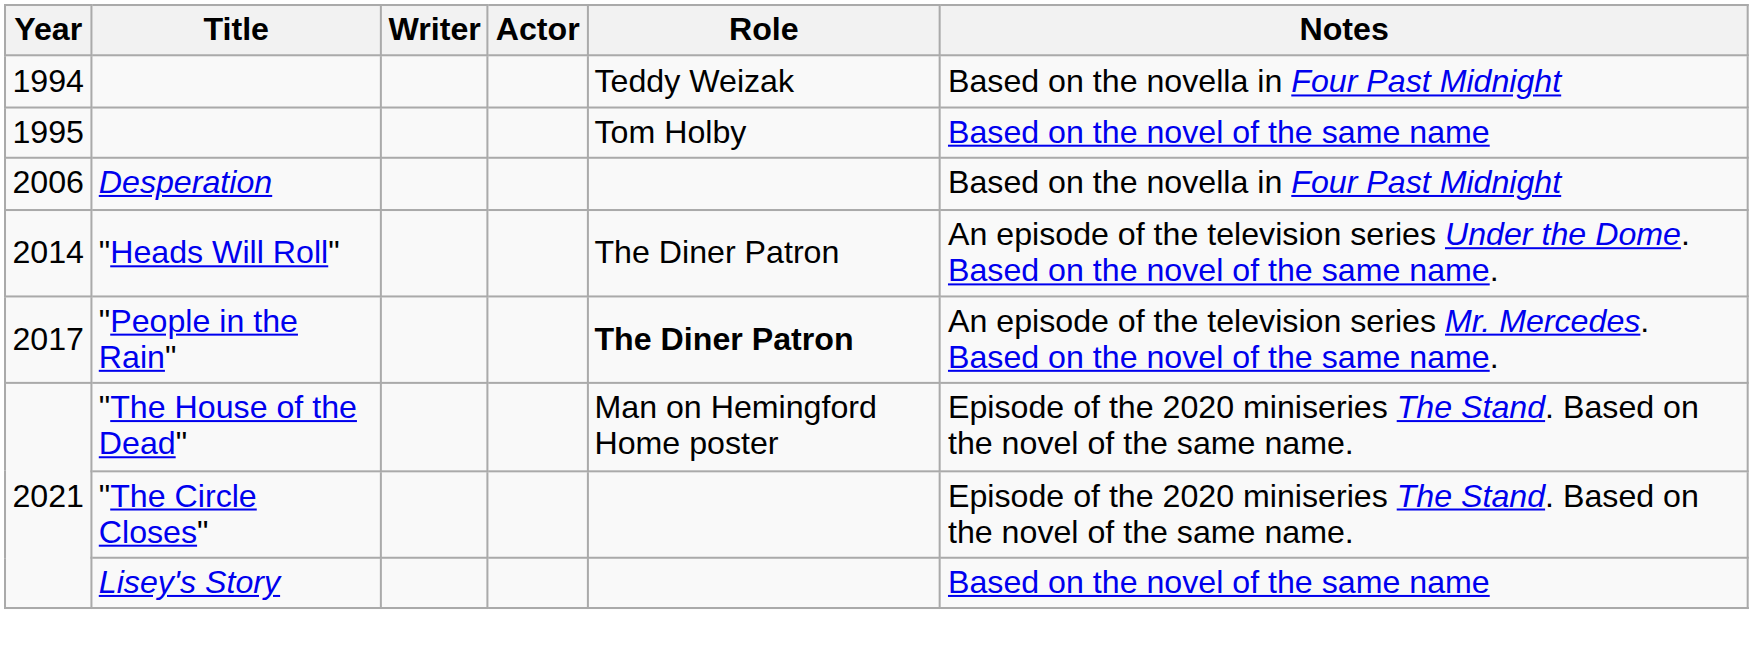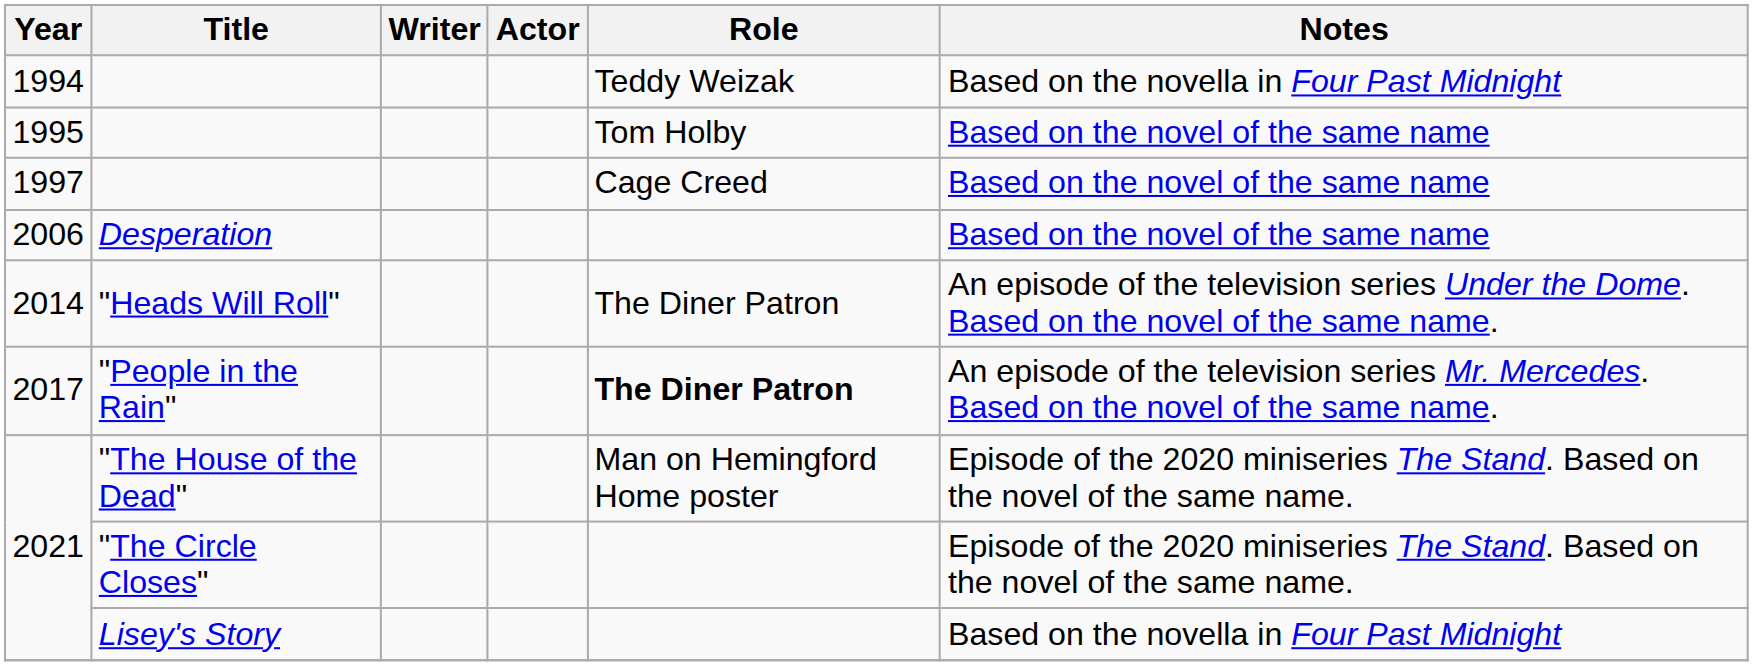+ row: (48, 183)
(1255, 183) Based on the novella in Four Past Midnight -> (1219, 234) Based on the novel of the same name
(1219, 582) Based on the novel of the same name -> (1255, 633) Based on the novella in Four Past Midnight
